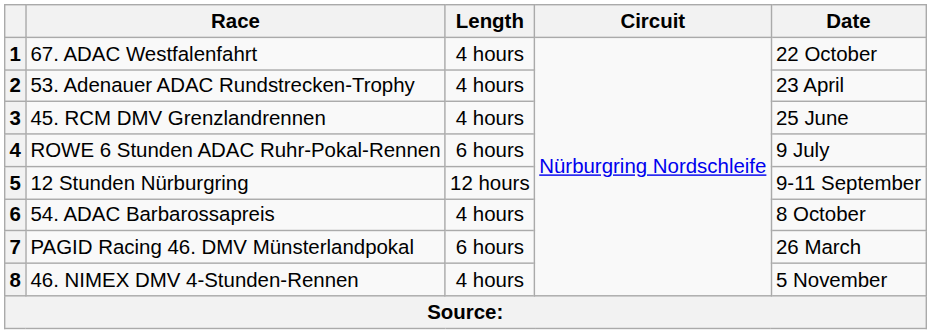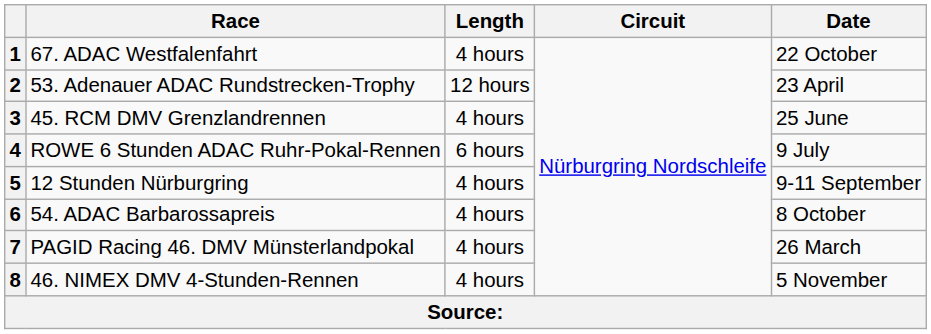(490, 86) 4 hours -> (490, 86) 12 hours
(490, 183) 12 hours -> (490, 183) 4 hours
(490, 247) 6 hours -> (490, 247) 4 hours
